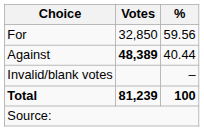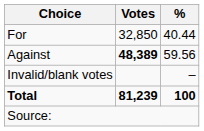(180, 34) 59.56 -> (180, 34) 40.44
(180, 55) 40.44 -> (180, 55) 59.56
